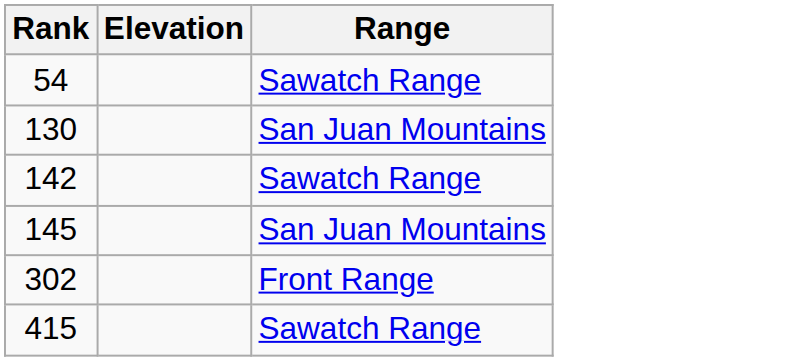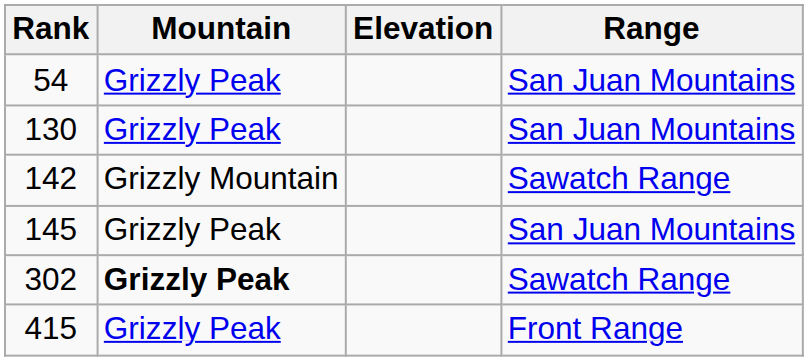+ column: (221, 29)
(370, 79) Sawatch Range -> (651, 79) San Juan Mountains
(346, 279) Front Range -> (619, 279) Sawatch Range
(370, 329) Sawatch Range -> (595, 329) Front Range
